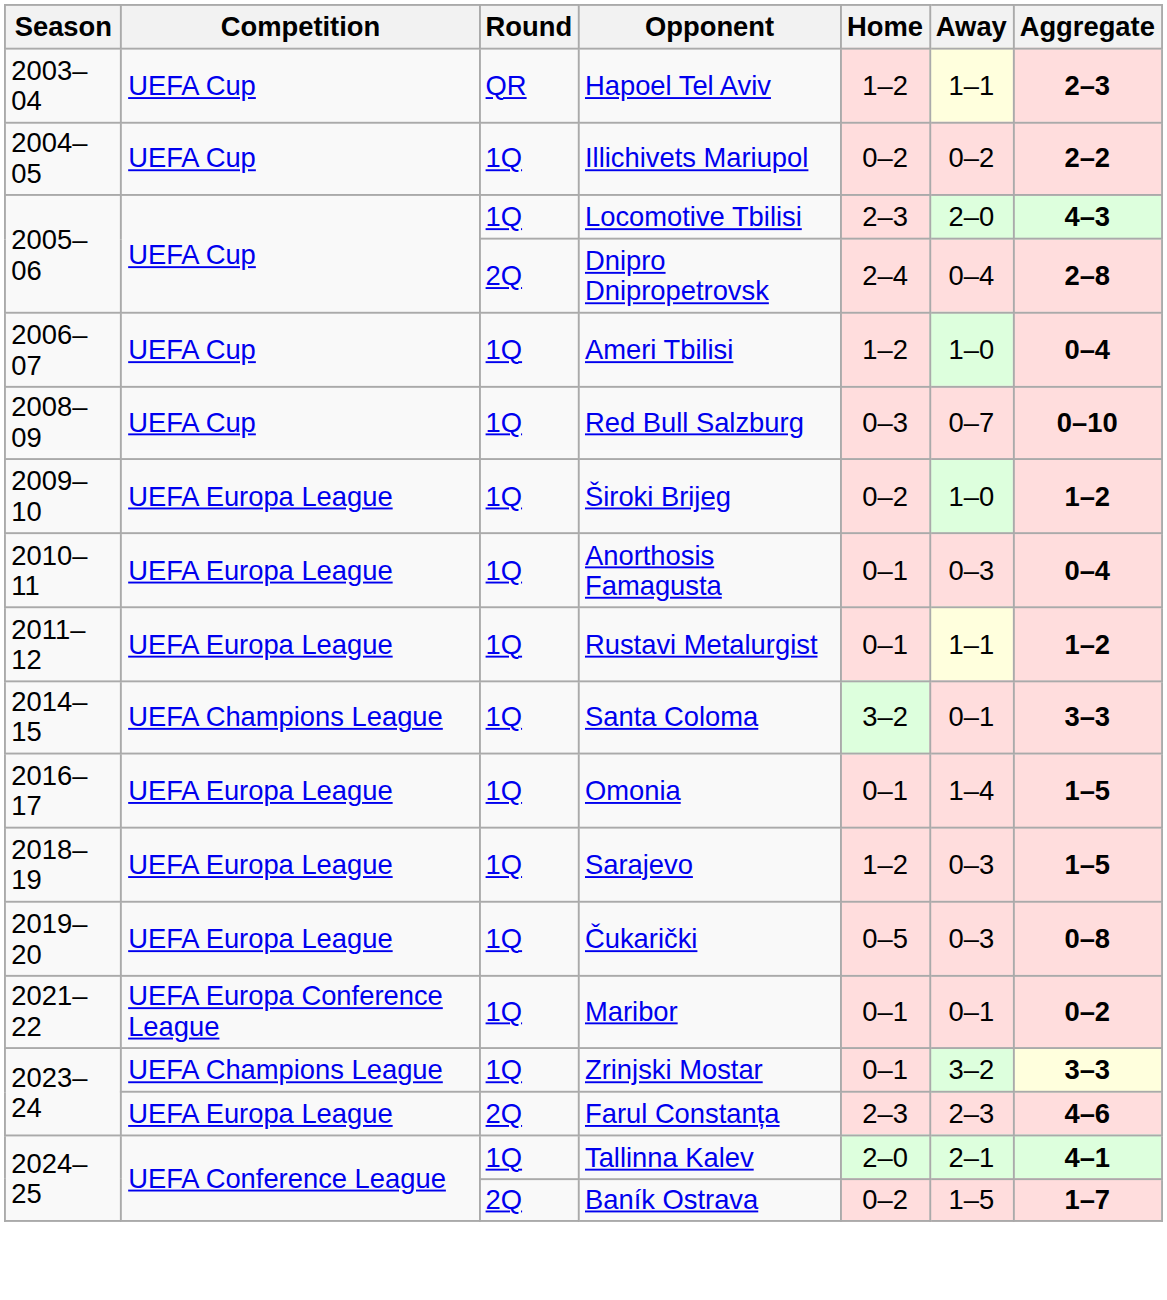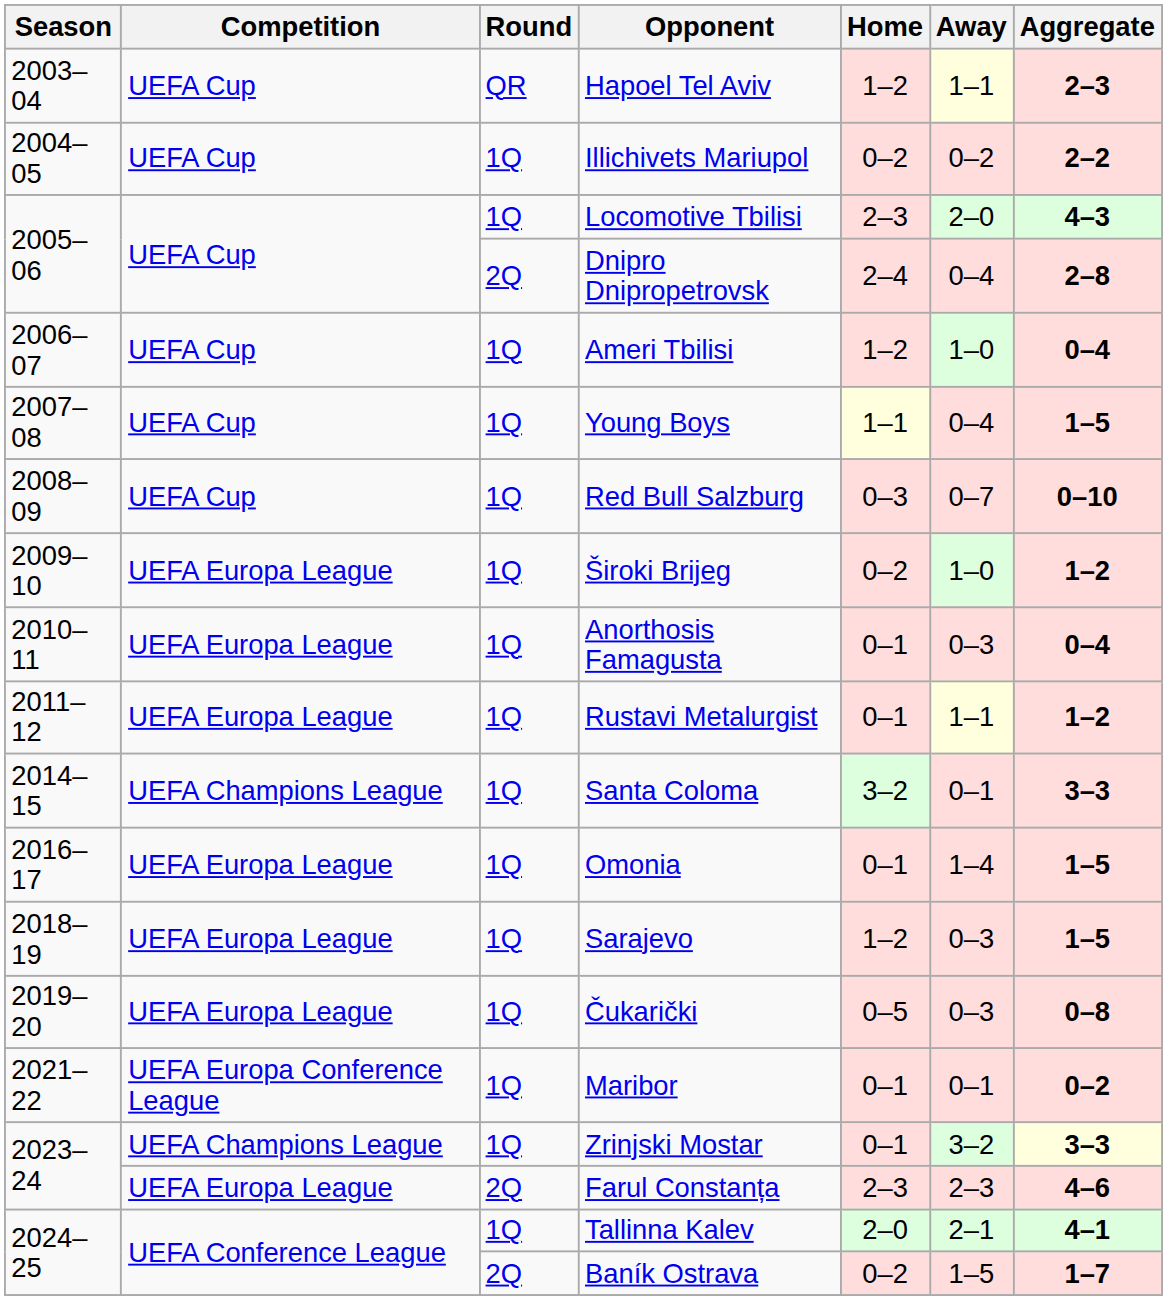+ row: (657, 423)
